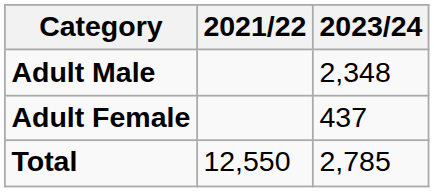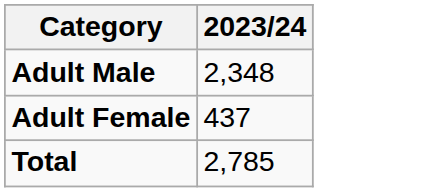- column: (255, 27)
